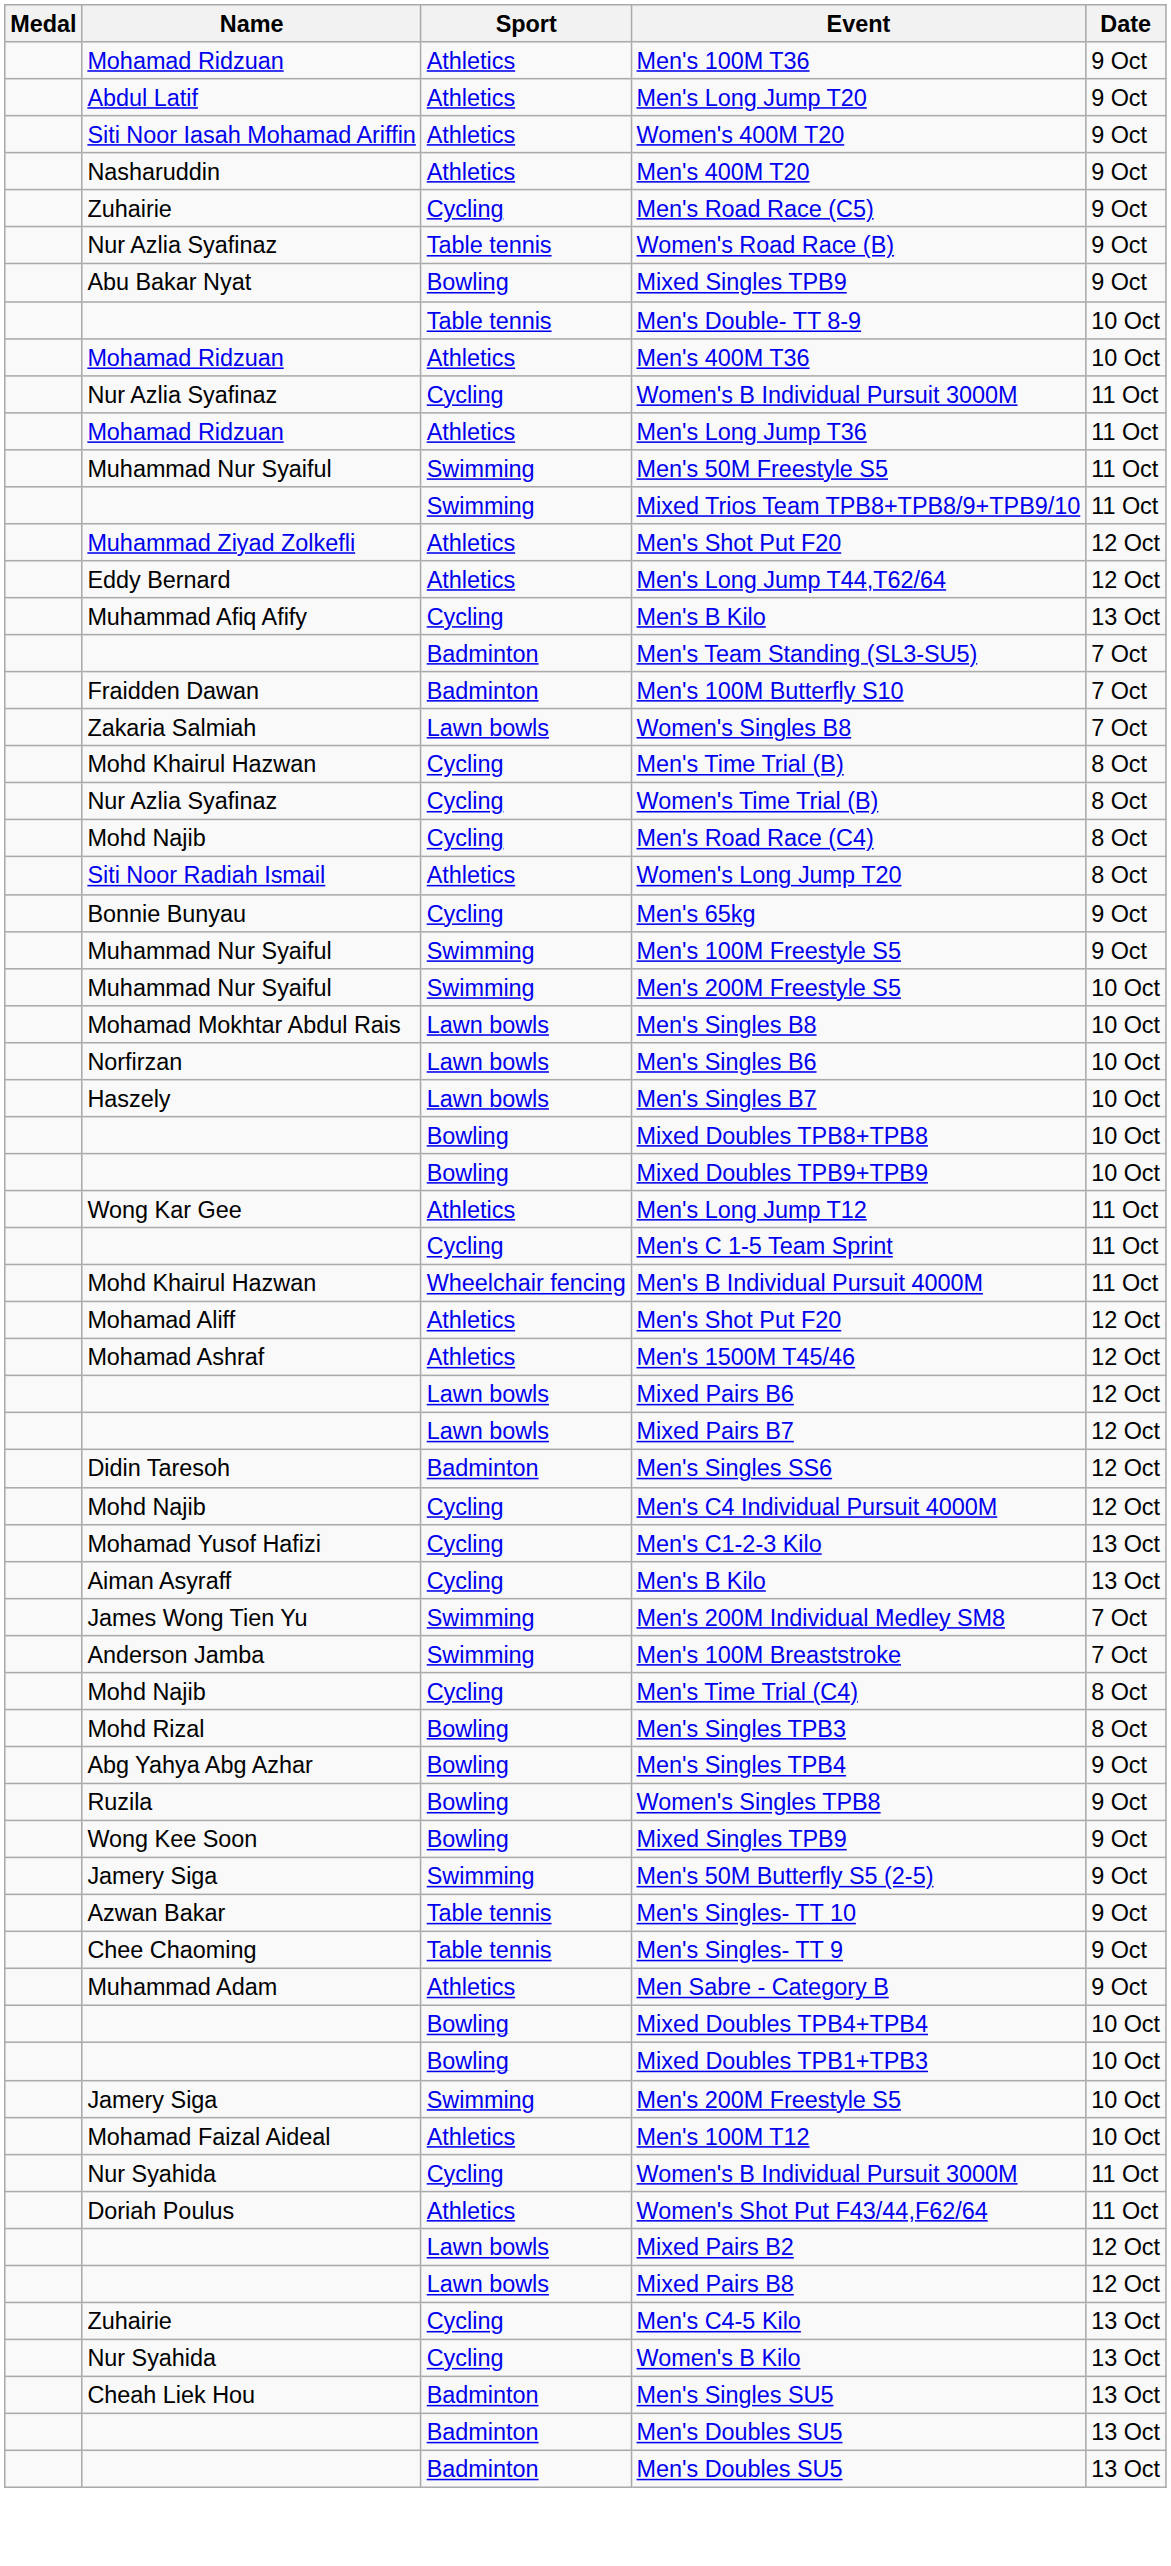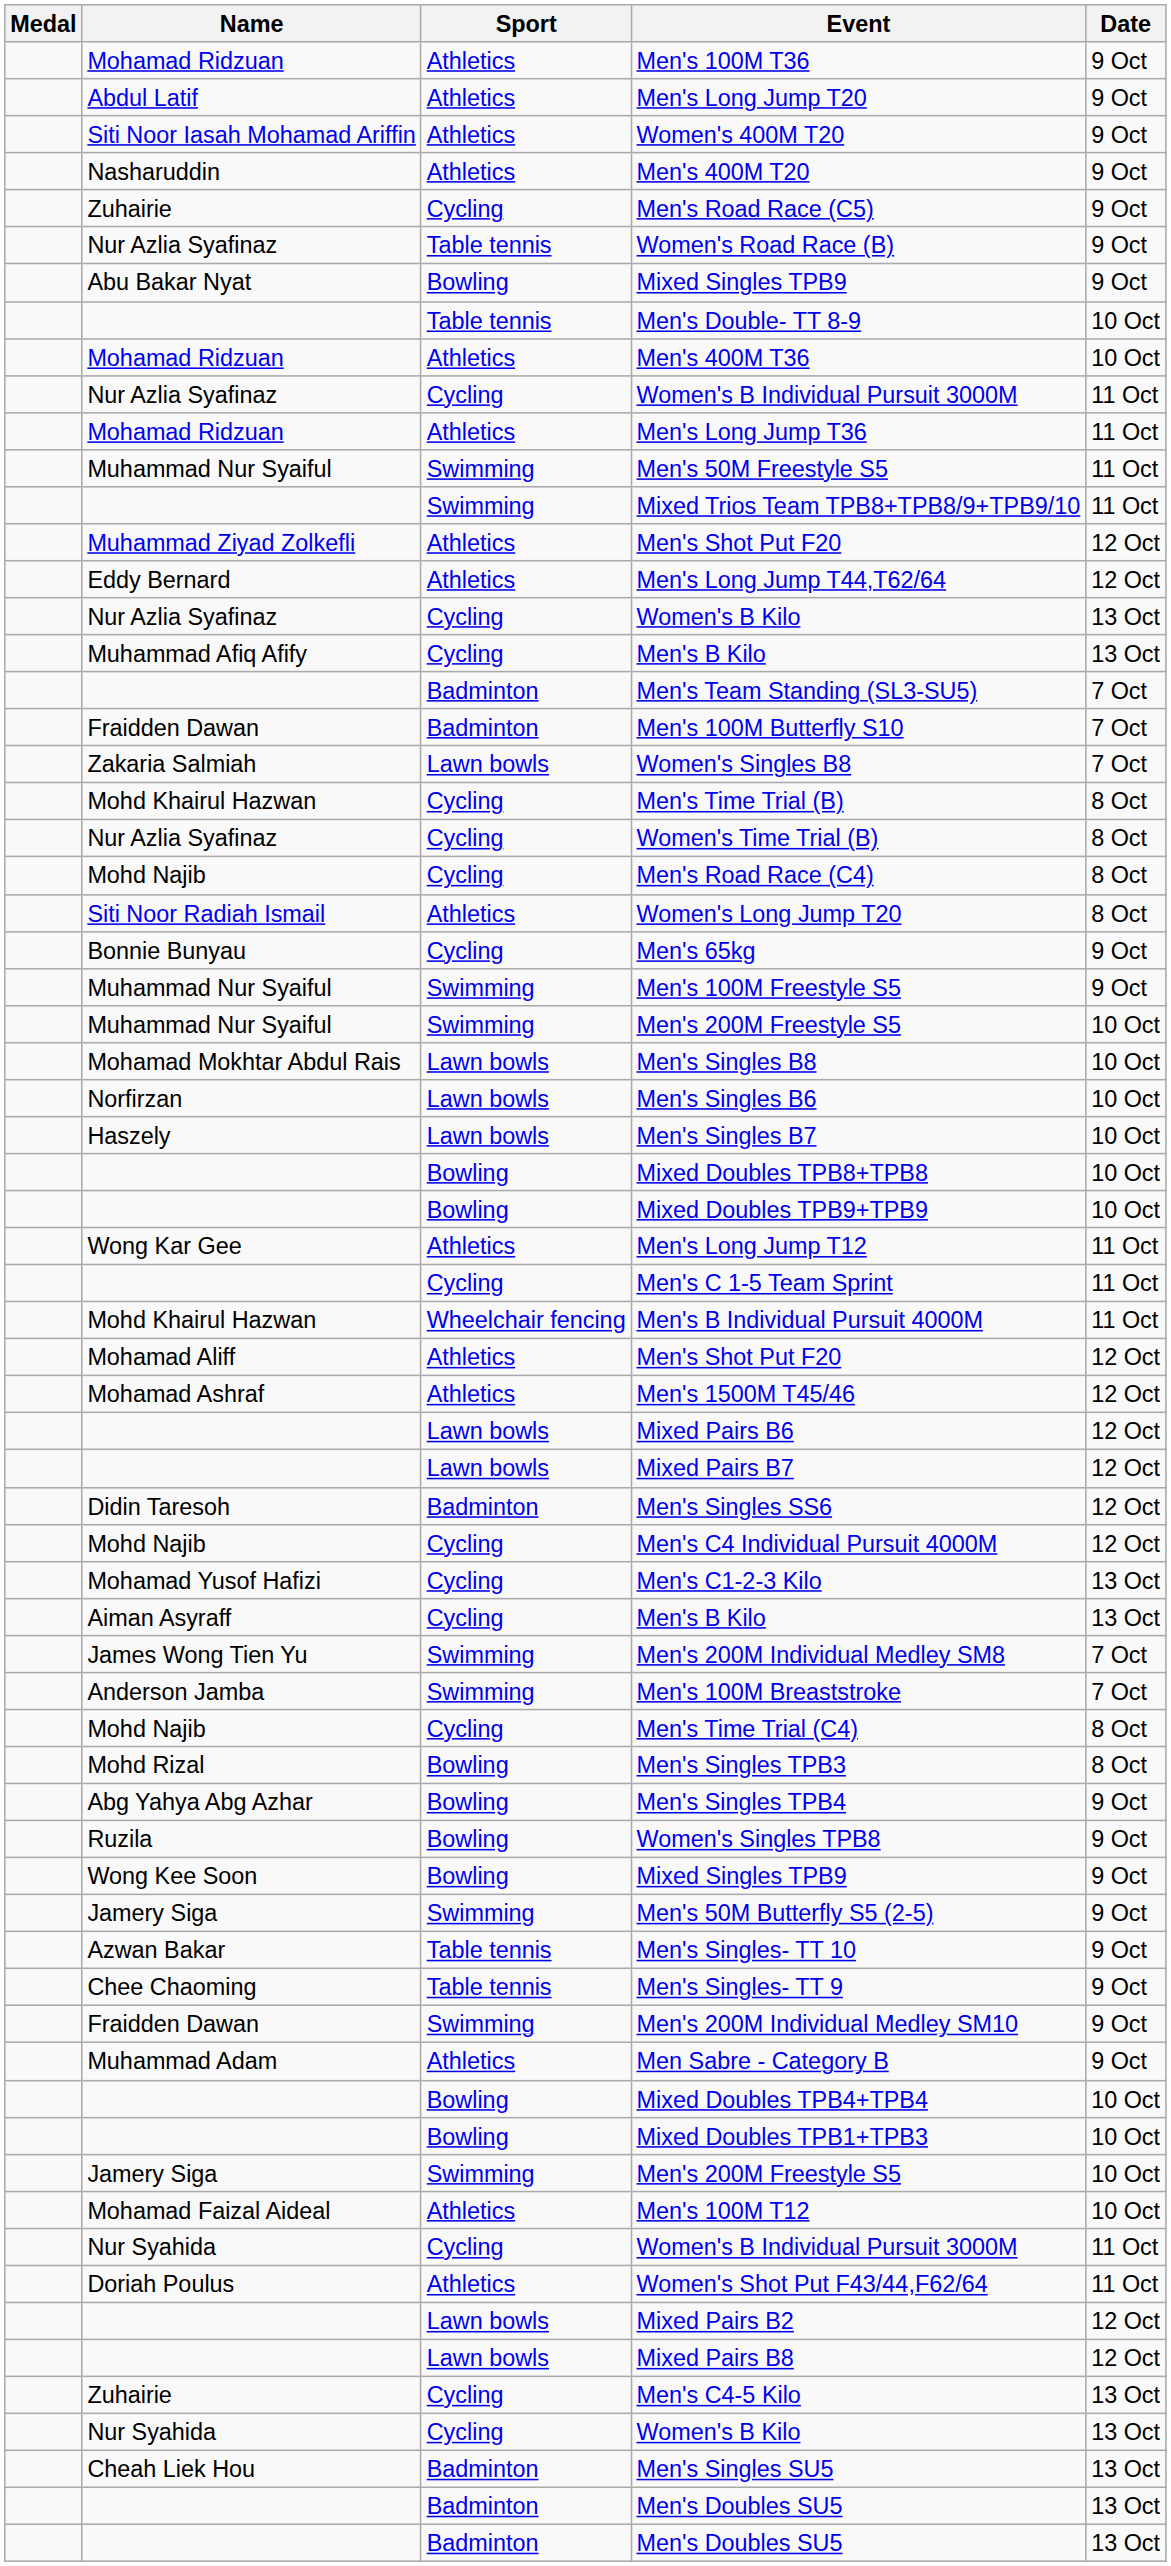+ row: (182, 616)
+ row: (173, 2025)
